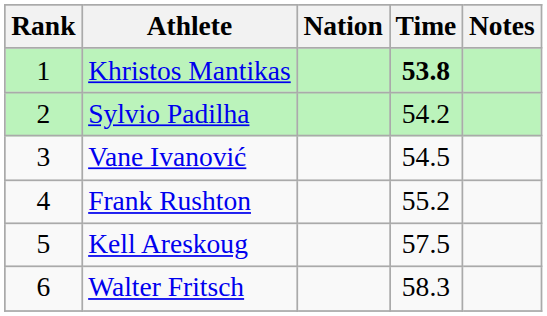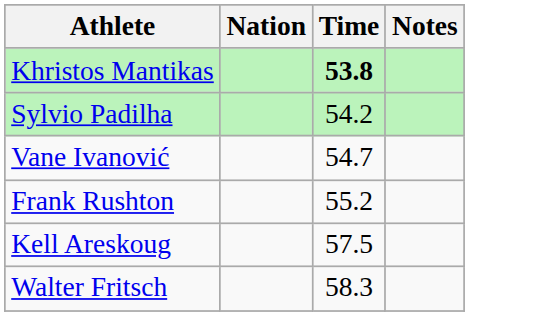- column: (43, 26)
(426, 157) 54.5 -> (349, 157) 54.7
